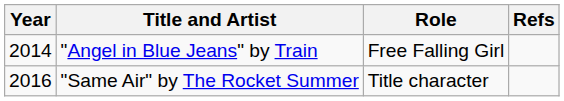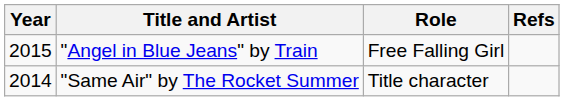(30, 50) 2014 -> (30, 50) 2015
(30, 80) 2016 -> (30, 80) 2014
